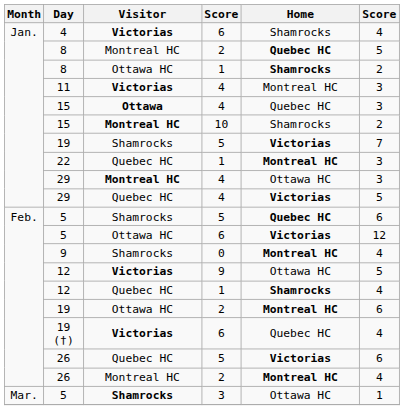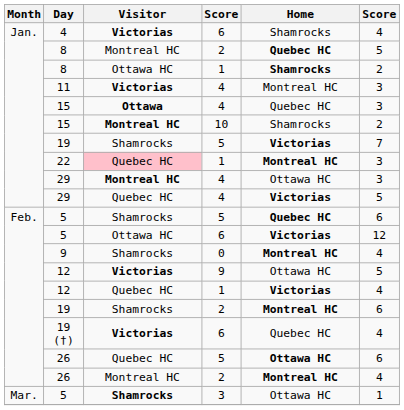(142, 161) no background -> (142, 161) pink background
(300, 290) Shamrocks -> (300, 290) Victorias
(142, 309) Ottawa HC -> (142, 309) Shamrocks
(300, 358) Victorias -> (300, 358) Ottawa HC
